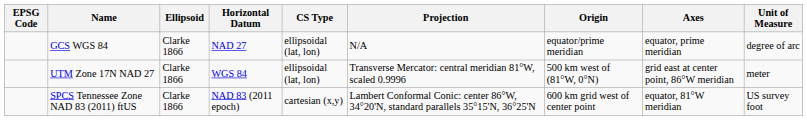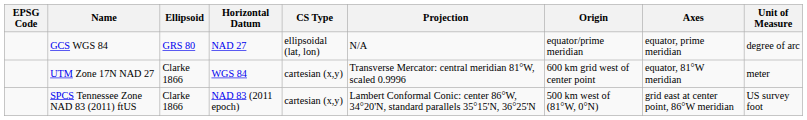(176, 46) Clarke 1866 -> (179, 46) GRS 80
(306, 73) ellipsoidal (lat, lon) -> (314, 73) cartesian (x,y)
(578, 73) 500 km west of (81°W, 0°N) -> (588, 73) 600 km grid west of center point
(689, 73) grid east at center point, 86°W meridian -> (675, 73) equator, 81°W meridian
(588, 101) 600 km grid west of center point -> (578, 101) 500 km west of (81°W, 0°N)
(675, 101) equator, 81°W meridian -> (689, 101) grid east at center point, 86°W meridian
